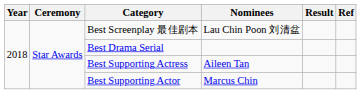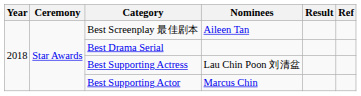(252, 29) Lau Chin Poon 刘清盆 -> (226, 30) Aileen Tan
(226, 64) Aileen Tan -> (252, 64) Lau Chin Poon 刘清盆
